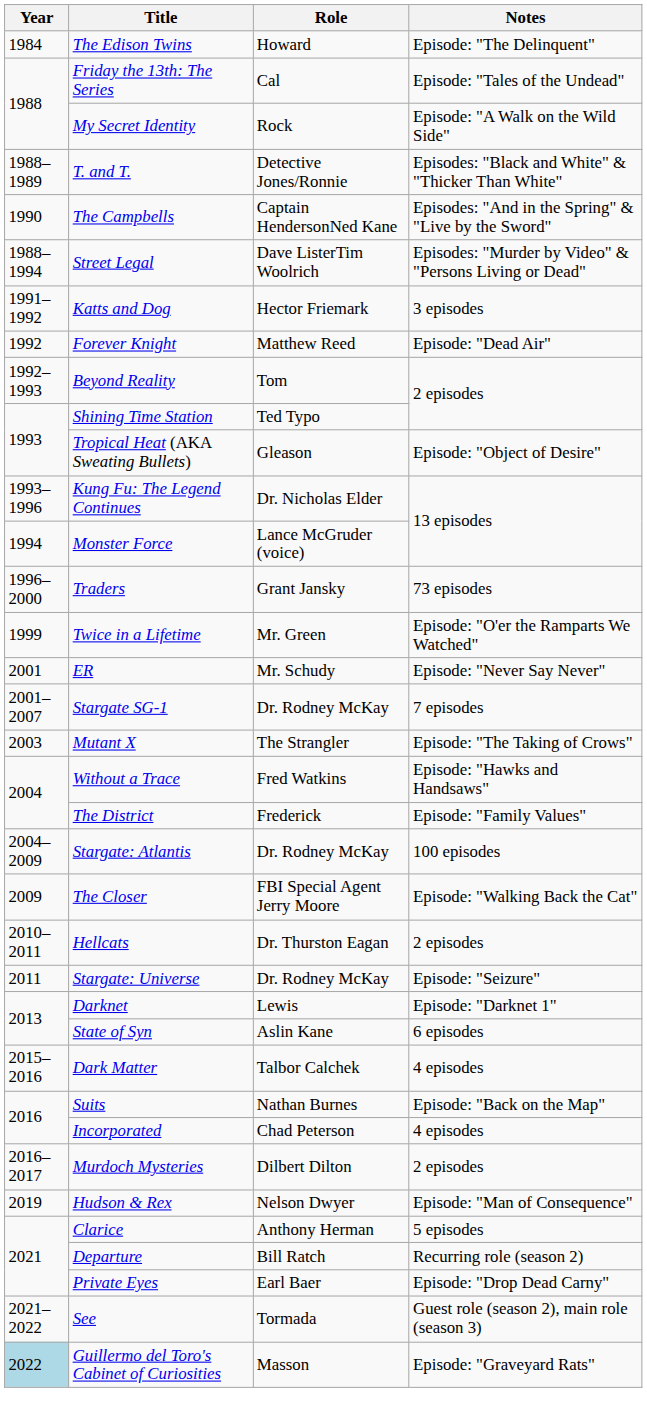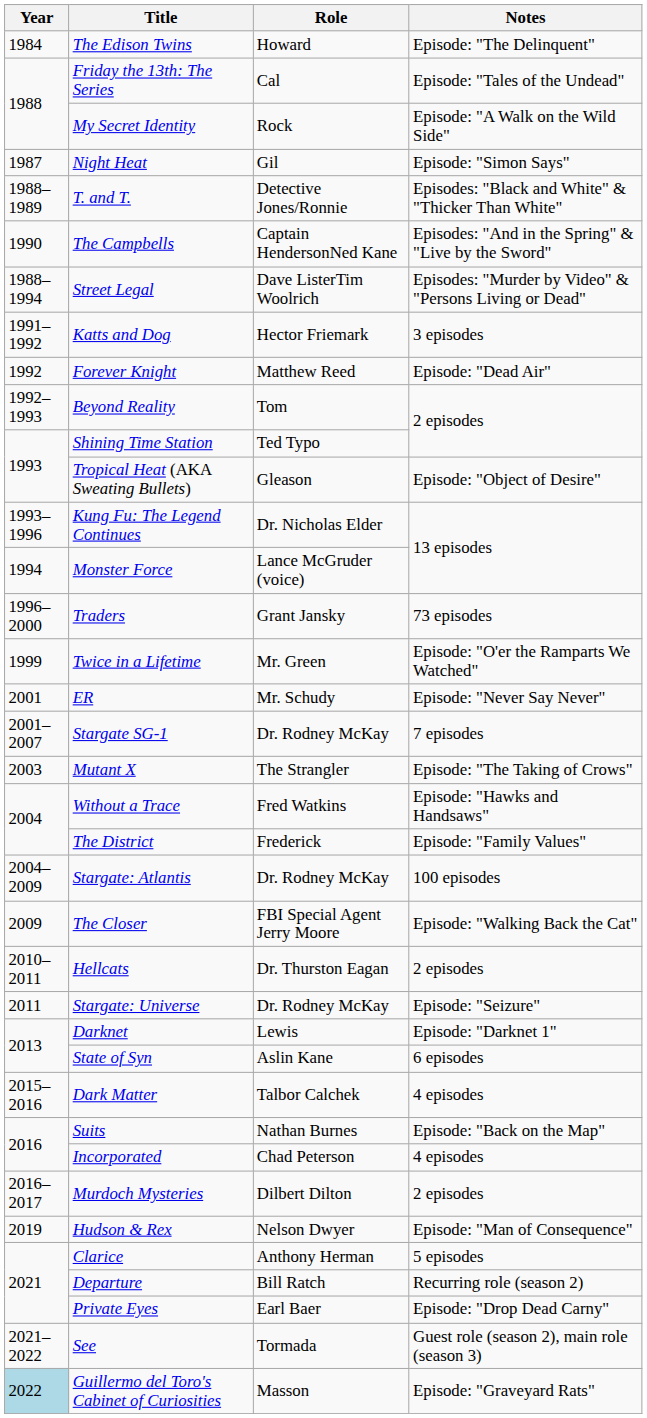+ row: (110, 162)
